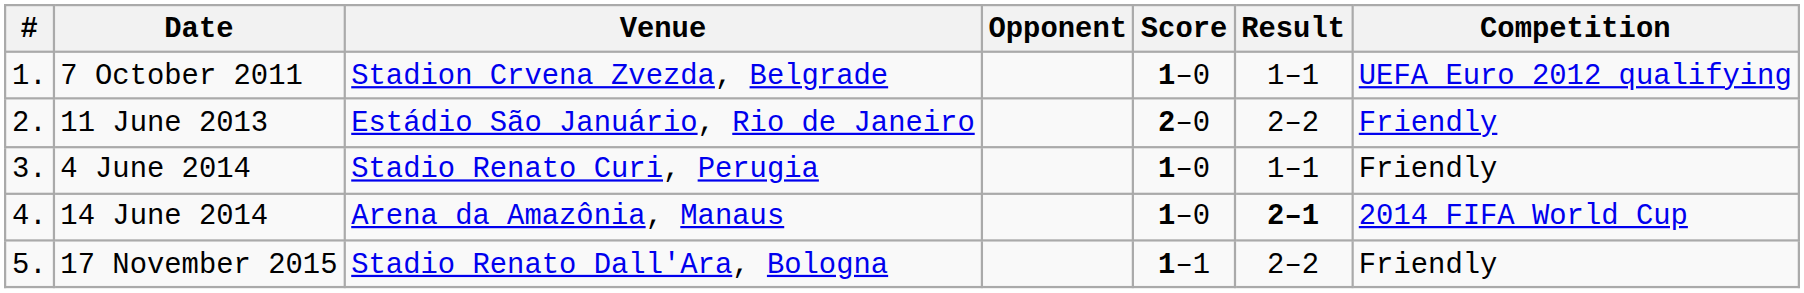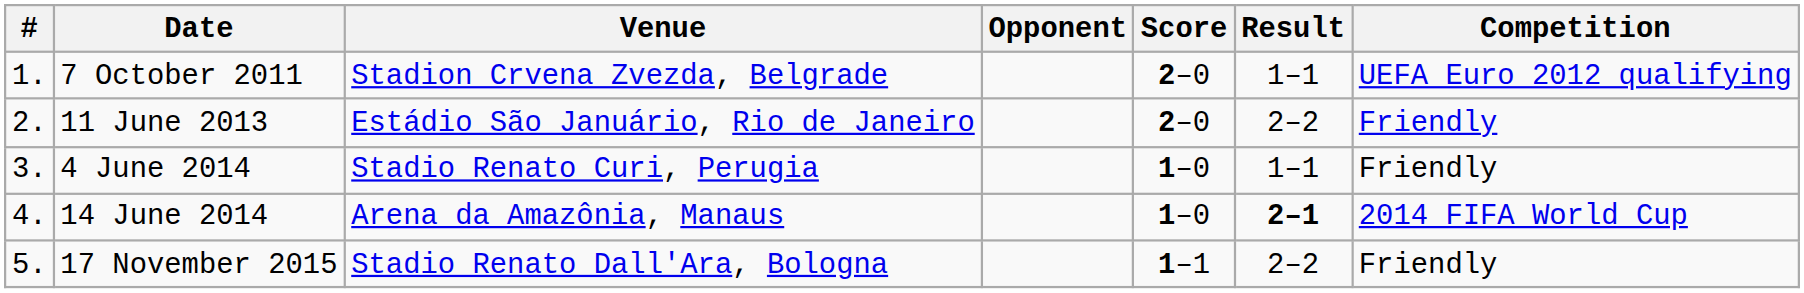(1184, 76) 1–0 -> (1184, 76) 2–0
